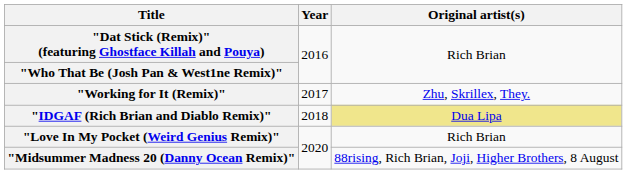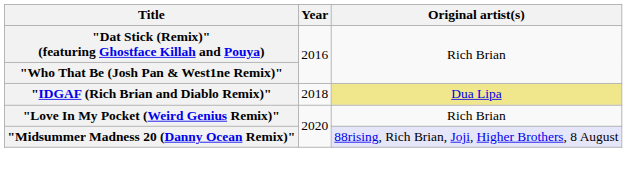- row: (151, 94)
(476, 158) no background -> (476, 136) lavender background
